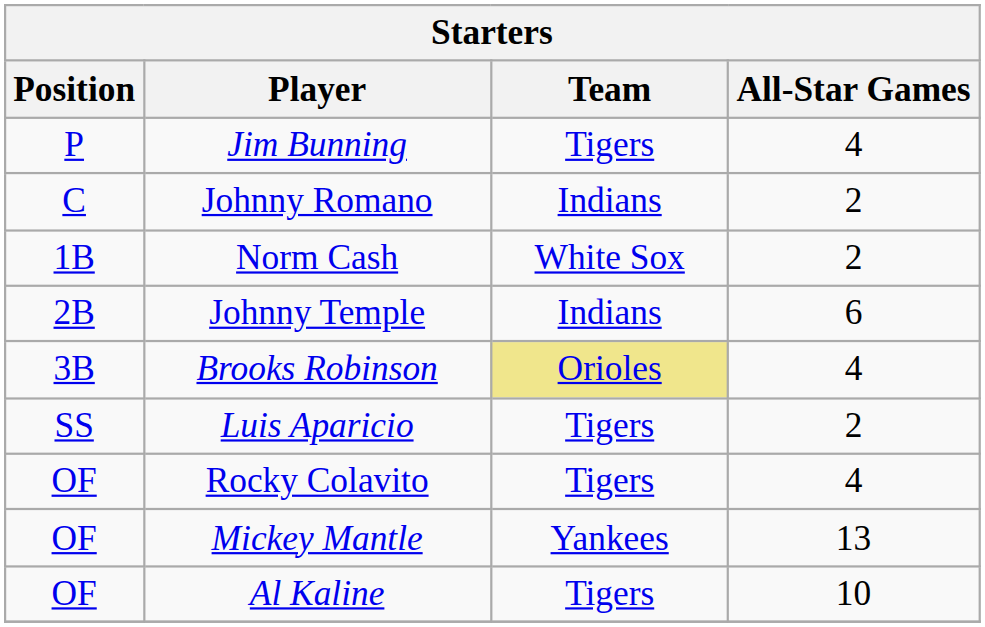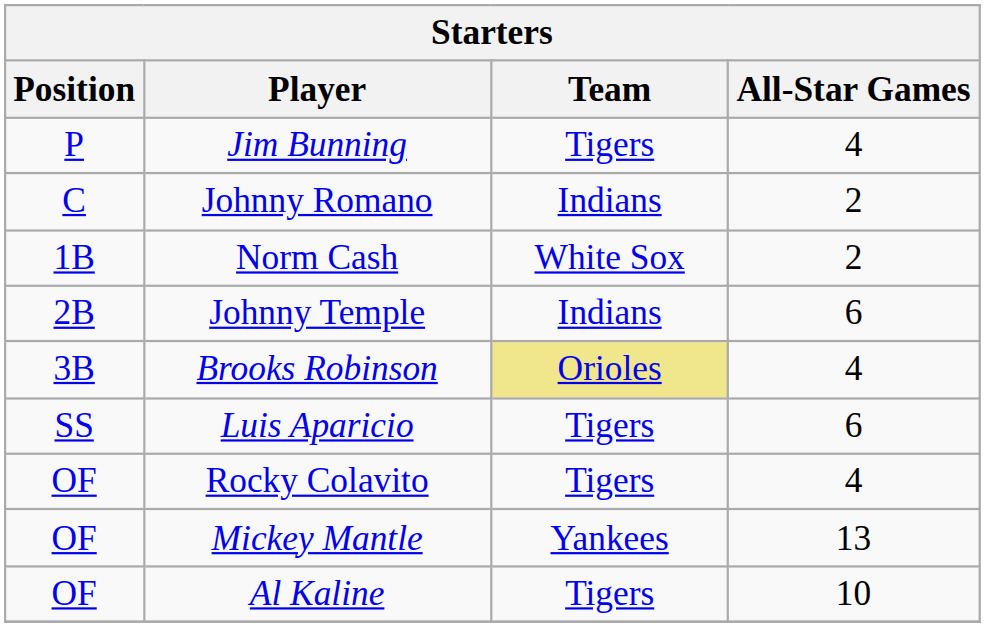(854, 425) 2 -> (854, 425) 6
